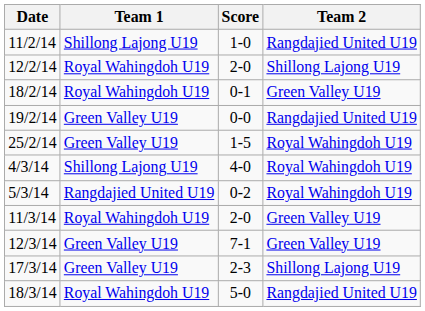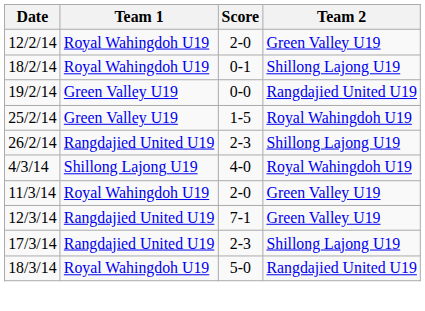- row: (32, 42)
(333, 67) Shillong Lajong U19 -> (323, 42) Green Valley U19
(323, 92) Green Valley U19 -> (333, 67) Shillong Lajong U19
+ row: (32, 142)
- row: (28, 192)
(121, 243) Green Valley U19 -> (139, 218) Rangdajied United U19
(121, 268) Green Valley U19 -> (139, 243) Rangdajied United U19
